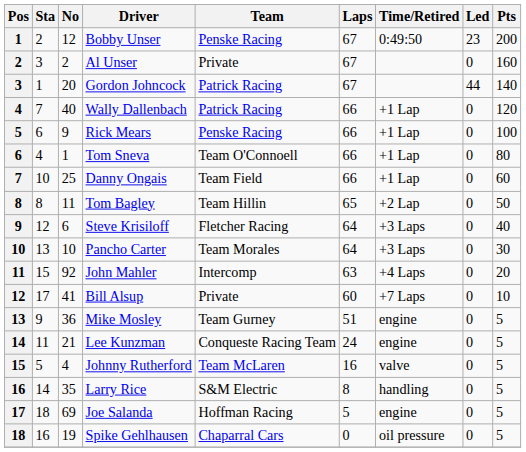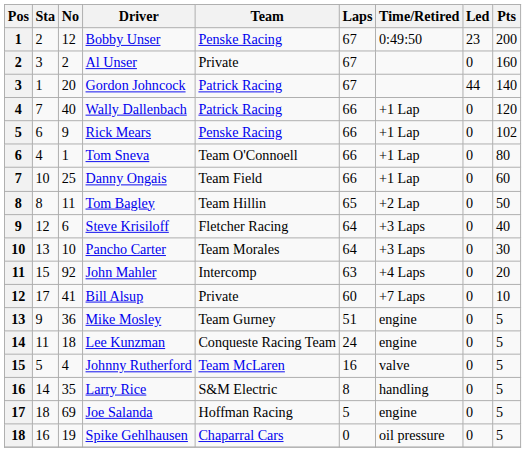(507, 132) 100 -> (507, 132) 102
(69, 342) 21 -> (69, 342) 18
